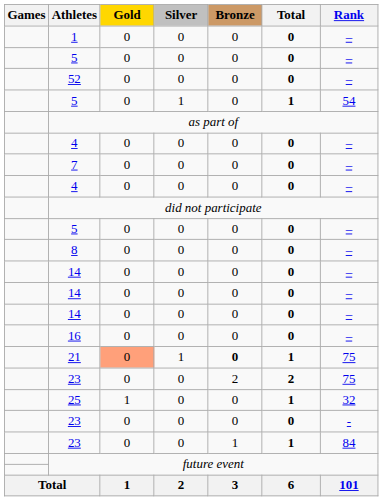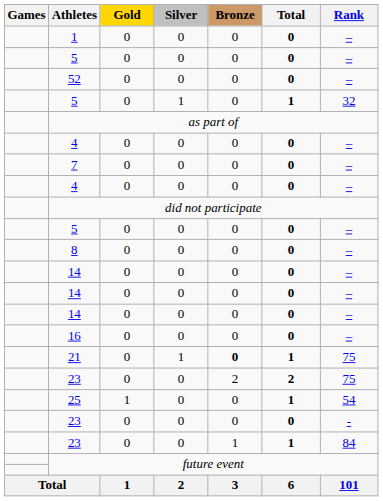(349, 101) 54 -> (349, 101) 32
(127, 357) lightsalmon background -> (127, 357) no background
(349, 400) 32 -> (349, 400) 54
